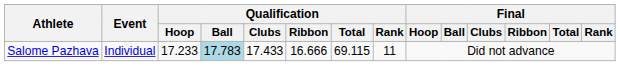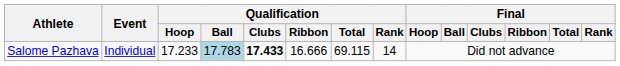(265, 52) normal -> (265, 52) bold
(390, 52) 11 -> (390, 52) 14
